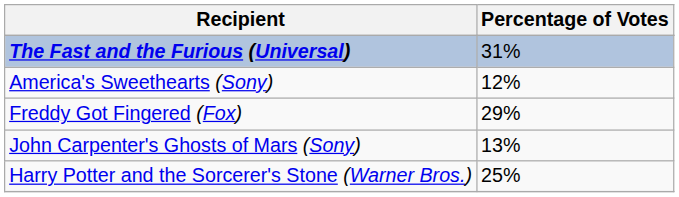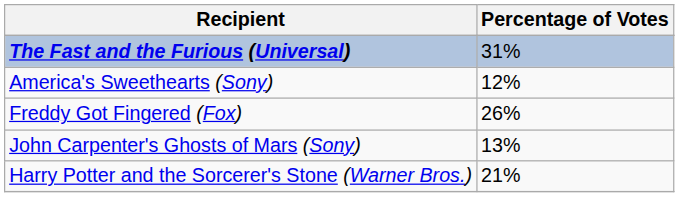(501, 113) 29% -> (501, 113) 26%
(501, 176) 25% -> (501, 176) 21%
